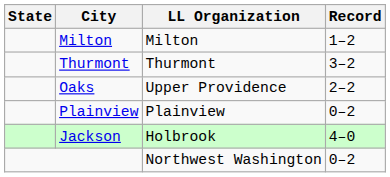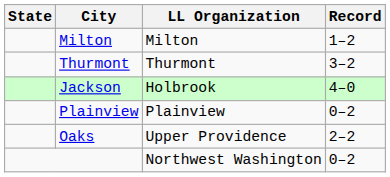rows swapped: (90, 136) <-> (77, 88)
